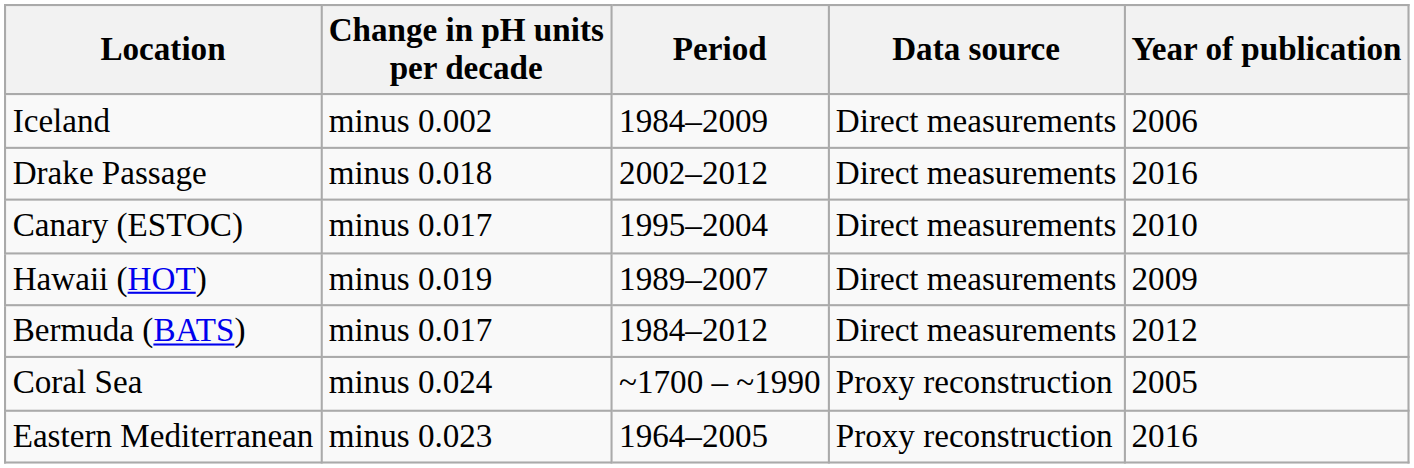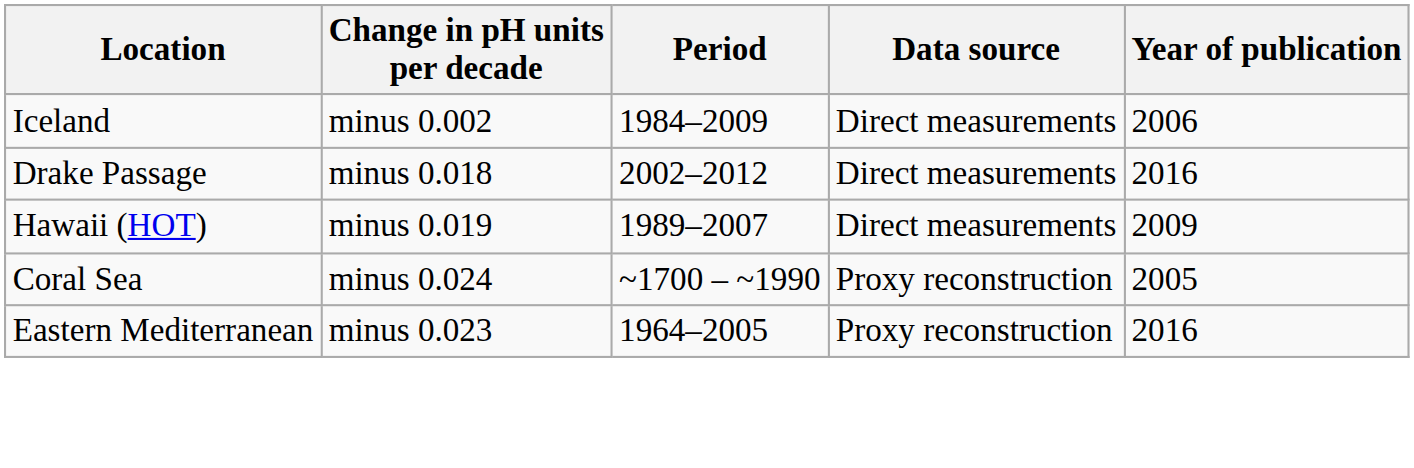- row: (128, 225)
- row: (129, 330)
